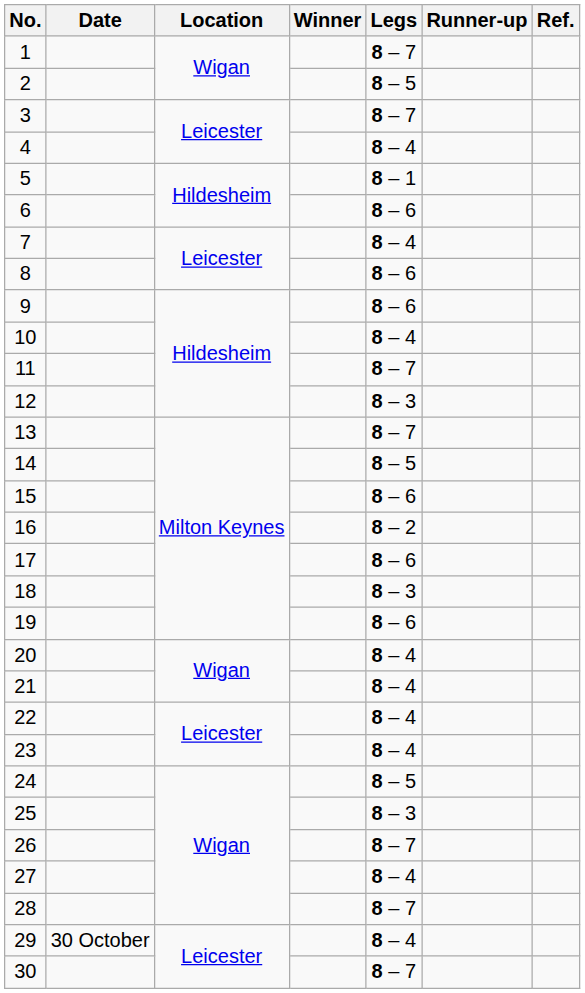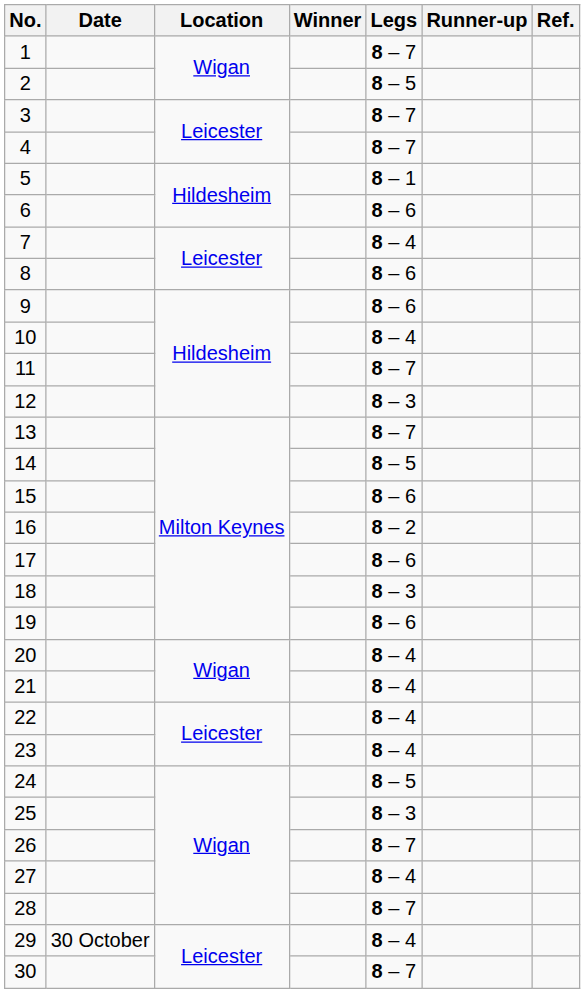(394, 147) 8 – 4 -> (394, 147) 8 – 7
